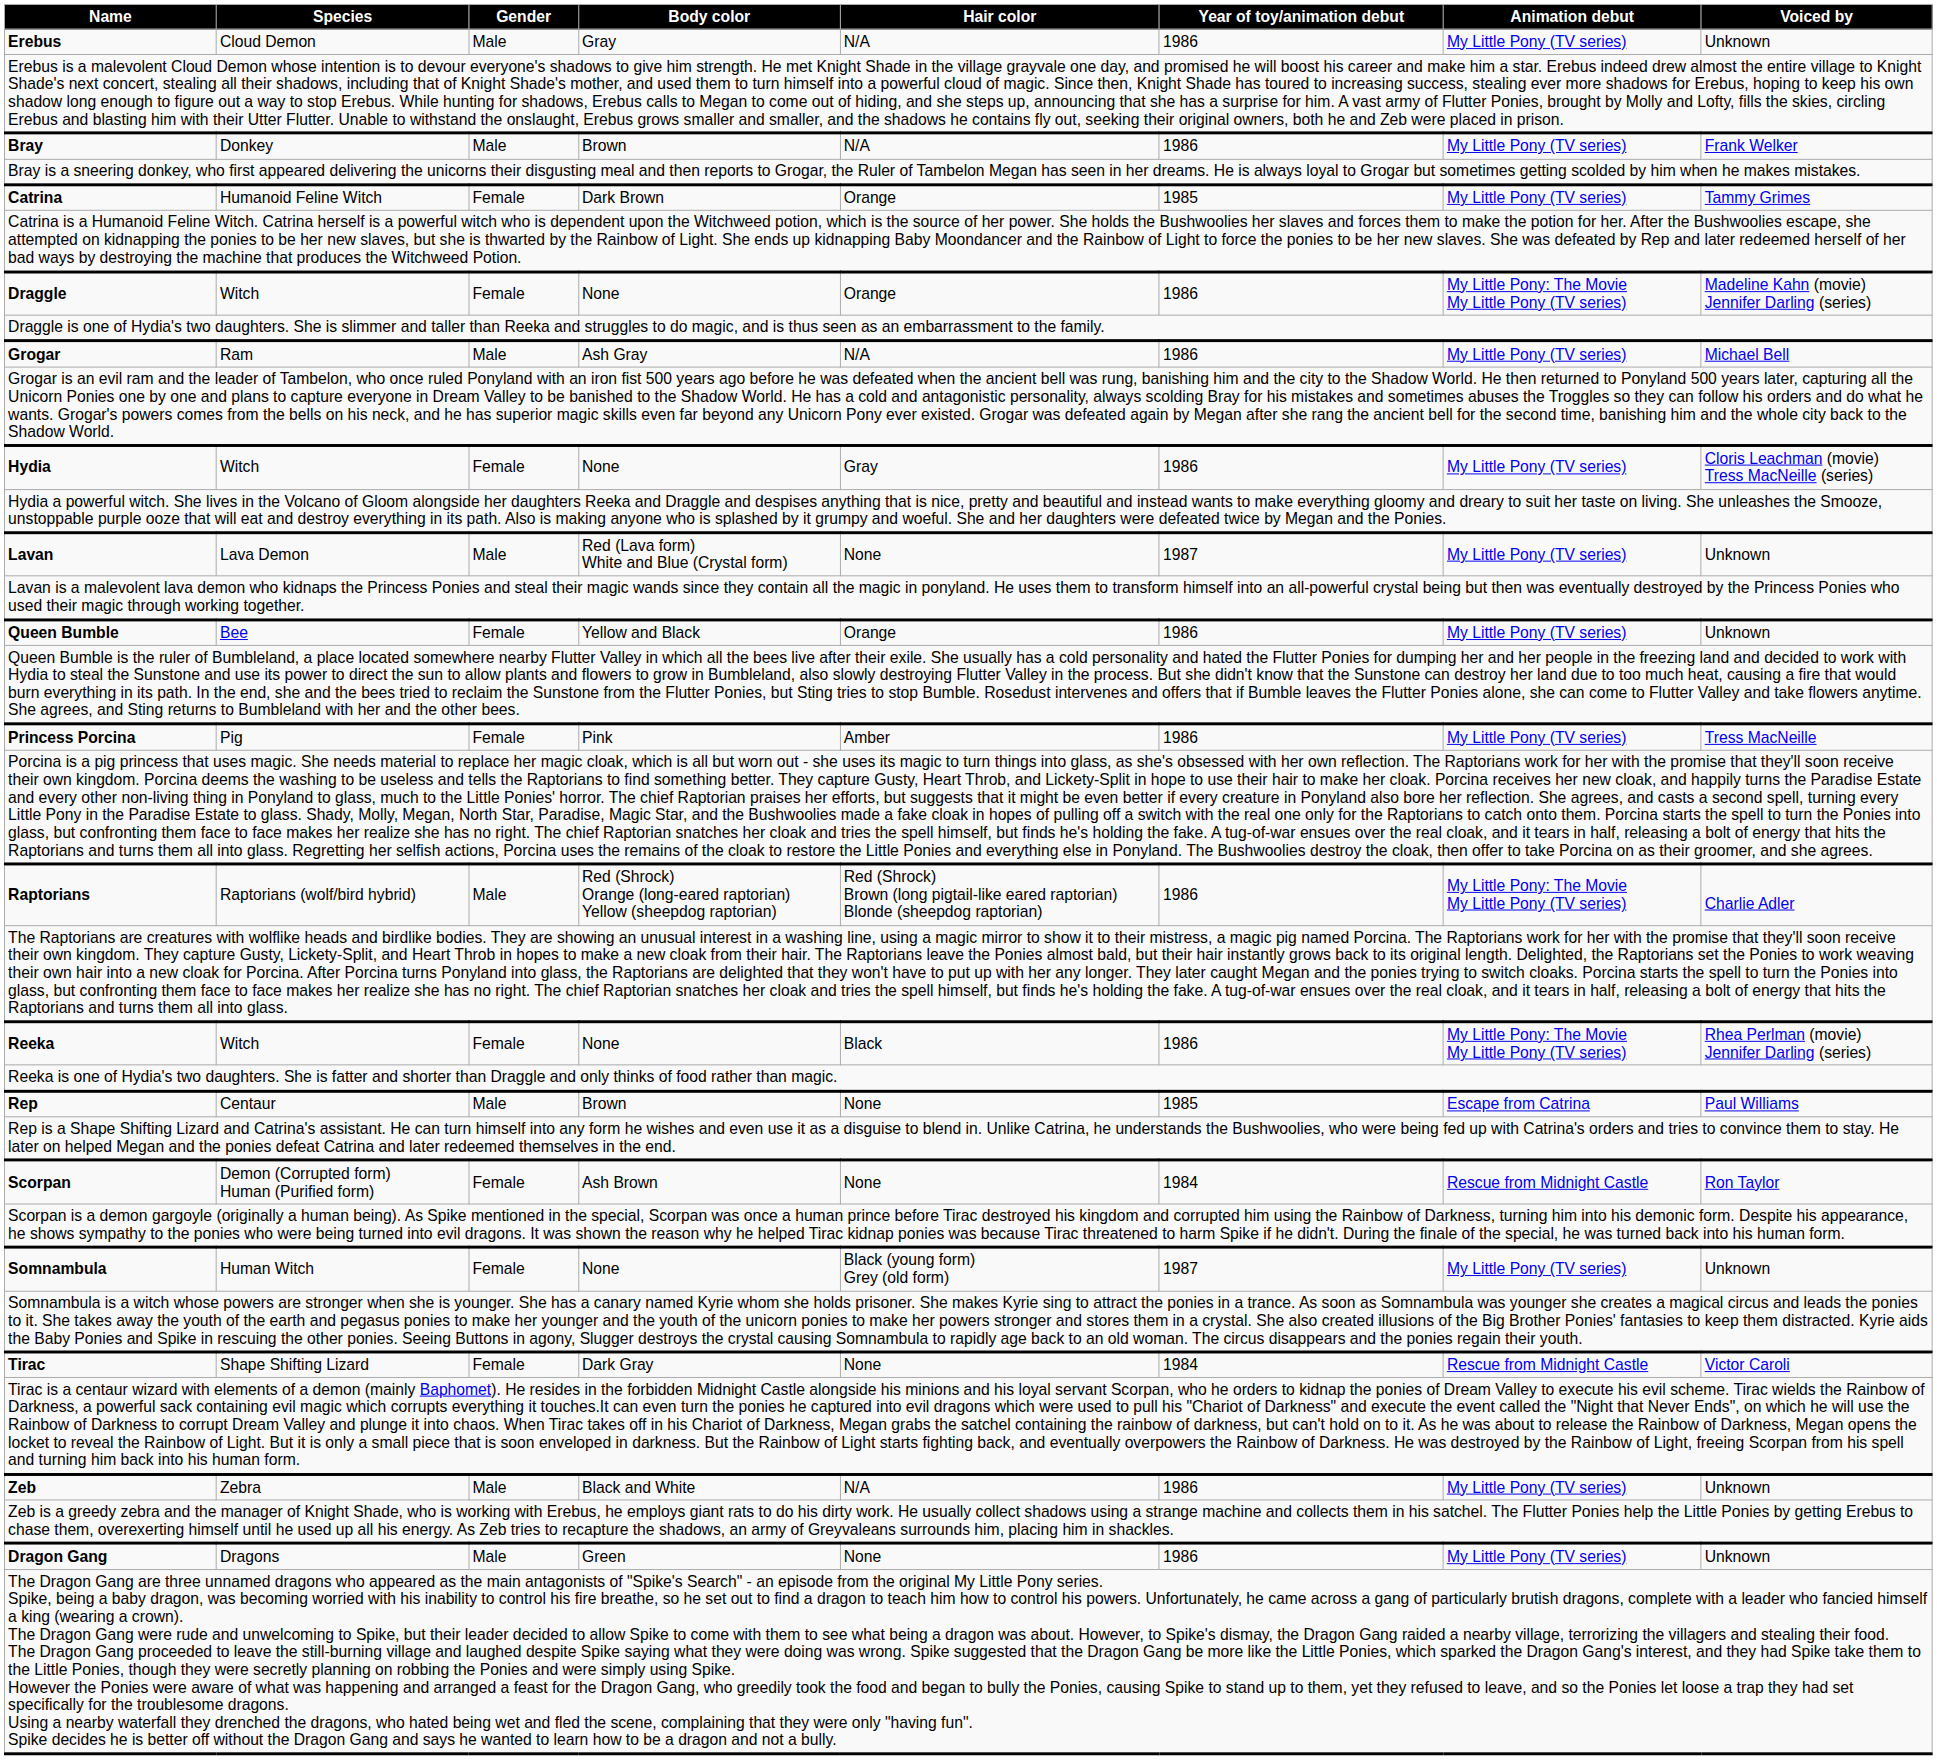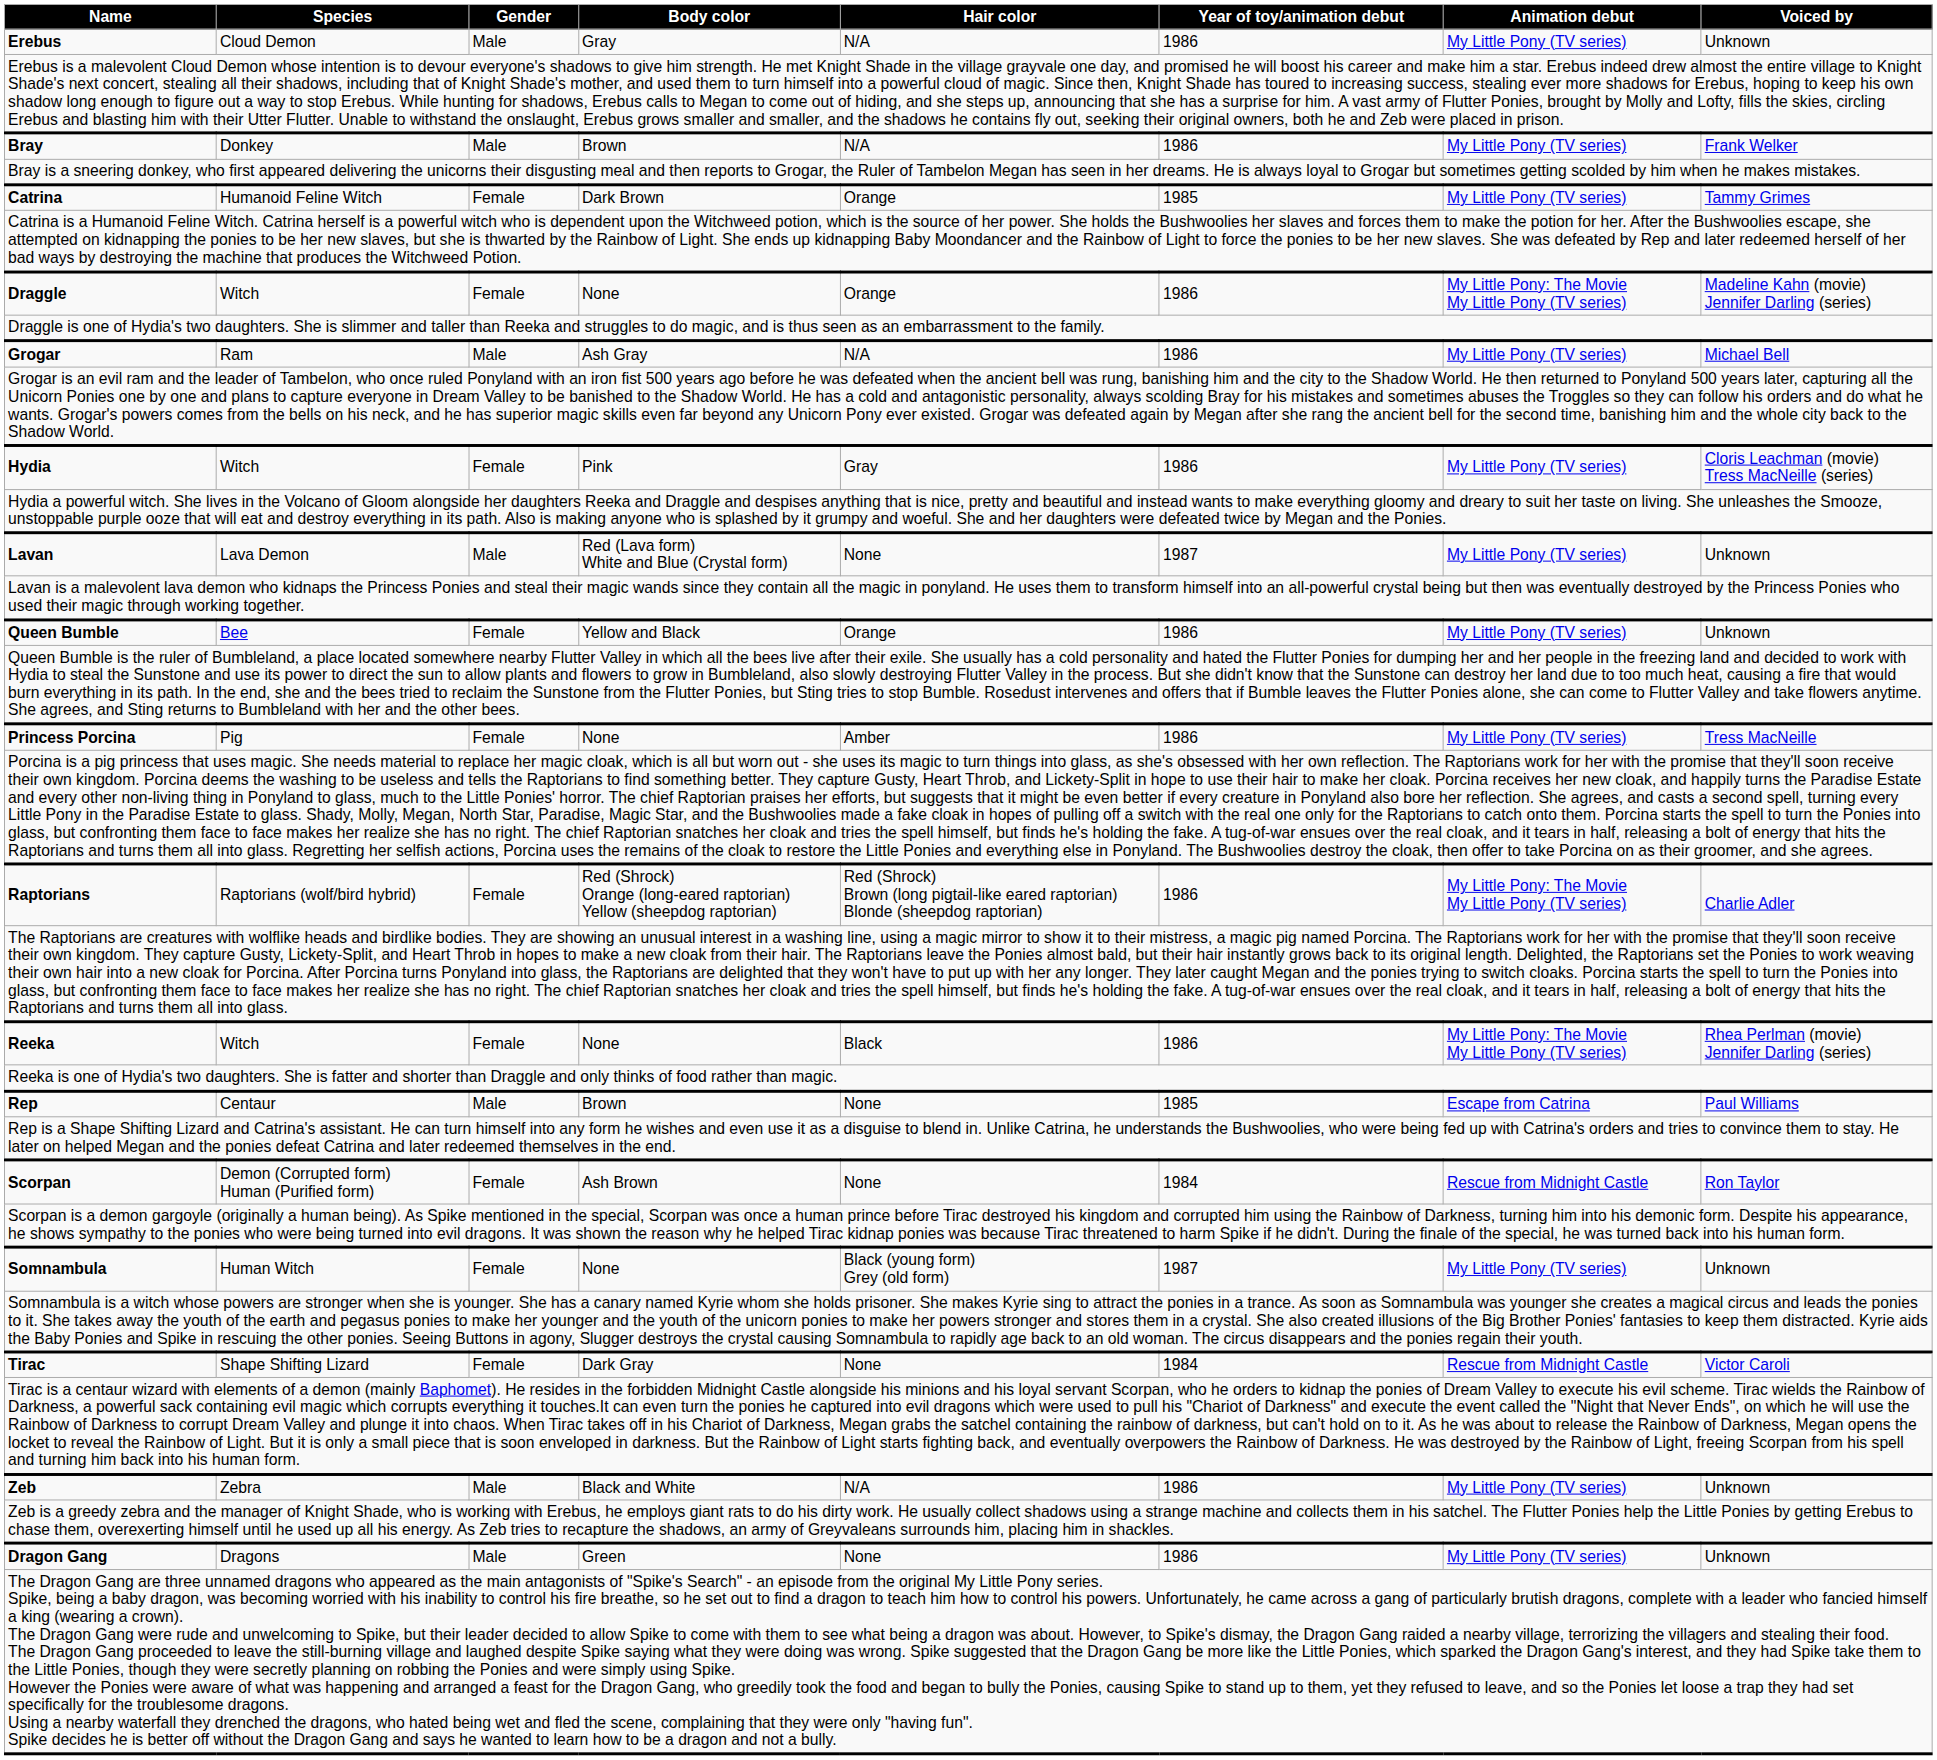(601, 467) None -> (597, 467) Pink
(597, 737) Pink -> (601, 737) None
(489, 895) Male -> (499, 895) Female
